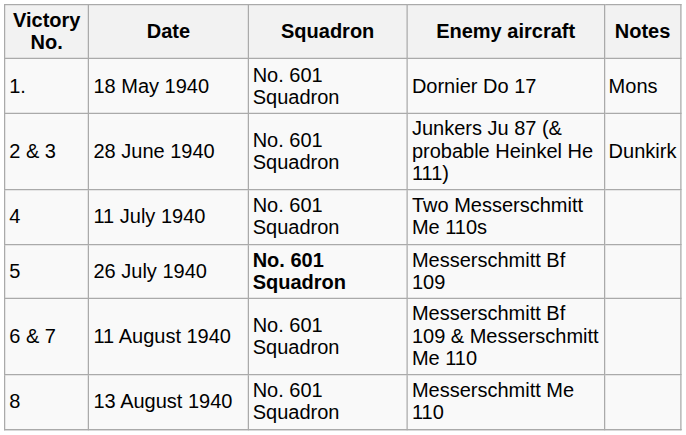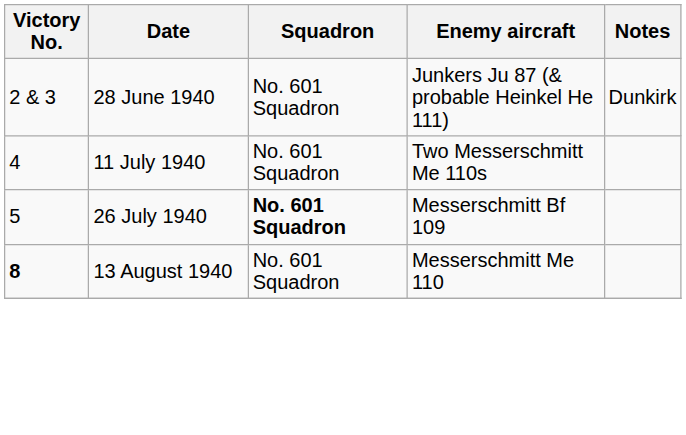- row: (151, 85)
- row: (162, 336)
(15, 401) normal -> (15, 270) bold
